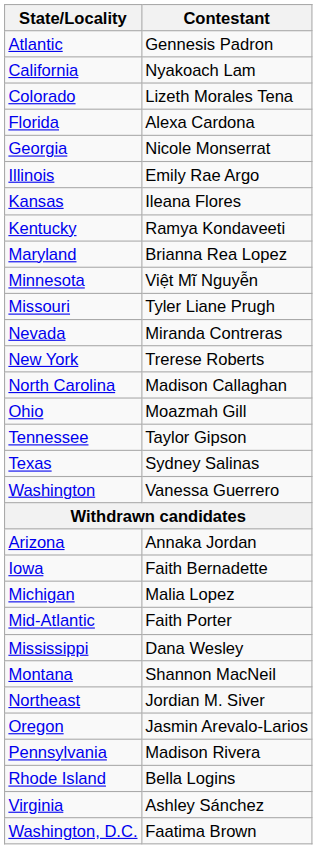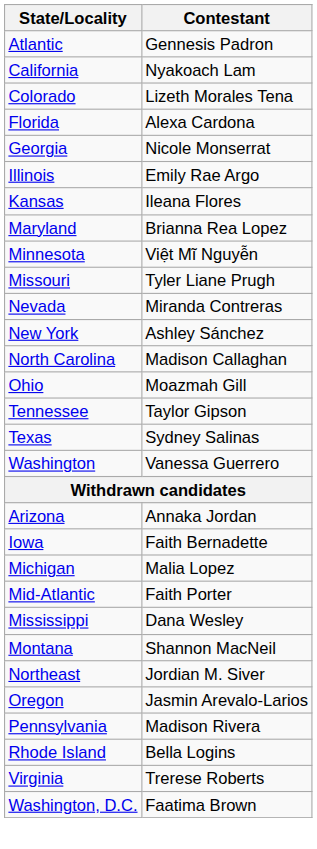- row: (42, 228)
(205, 359) Trerese Roberts -> (205, 333) Ashley Sánchez
(205, 805) Ashley Sánchez -> (205, 778) Trerese Roberts
